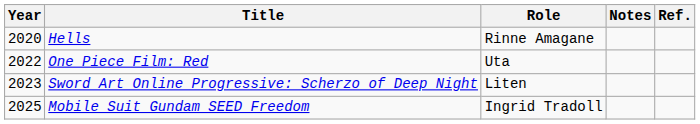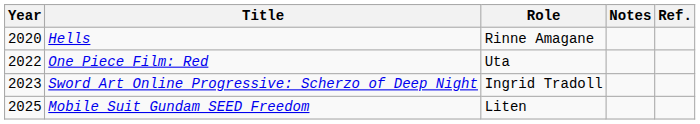(506, 85) Liten -> (544, 85) Ingrid Tradoll
(544, 108) Ingrid Tradoll -> (506, 108) Liten
